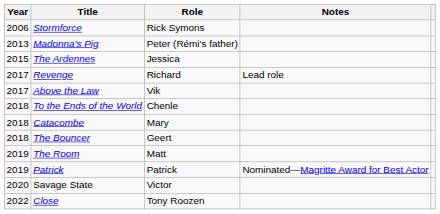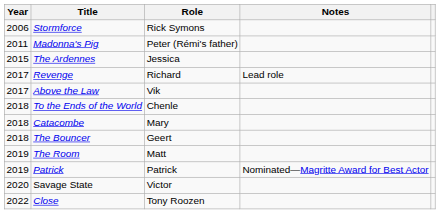(18, 43) 2013 -> (17, 43) 2011
